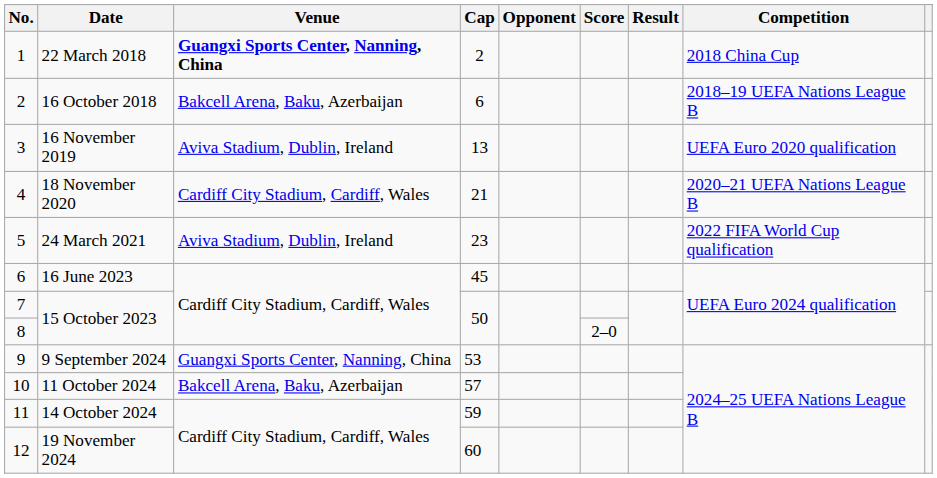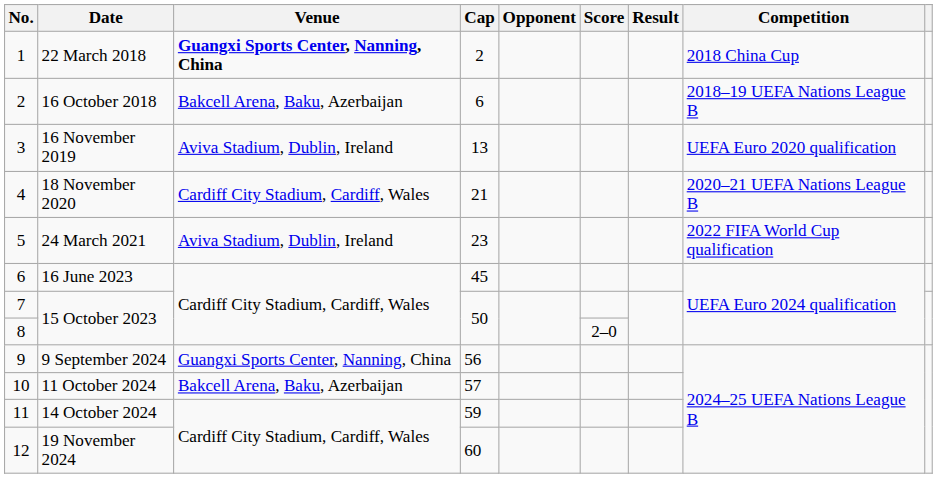(473, 358) 53 -> (473, 358) 56
